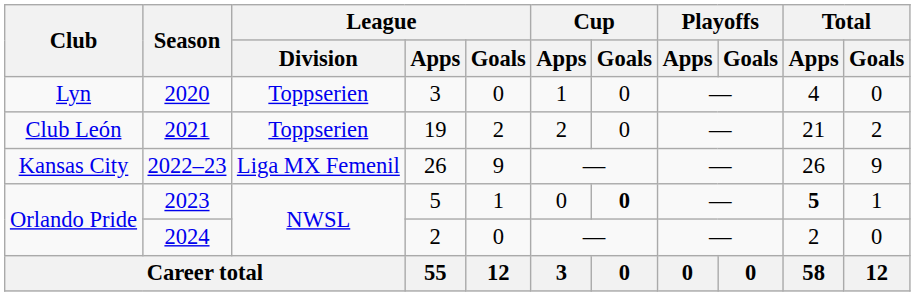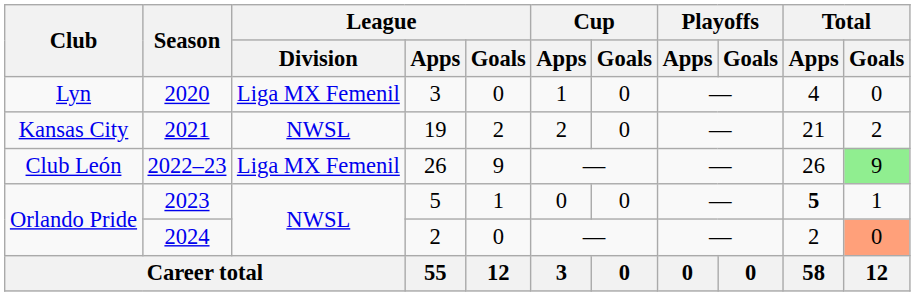(318, 93) Toppserien -> (318, 93) Liga MX Femenil
(73, 129) Club León -> (73, 129) Kansas City
(318, 129) Toppserien -> (318, 129) NWSL
(73, 165) Kansas City -> (73, 165) Club León
(877, 165) no background -> (877, 165) lightgreen background
(624, 201) bold -> (624, 201) normal
(877, 237) no background -> (877, 237) lightsalmon background
